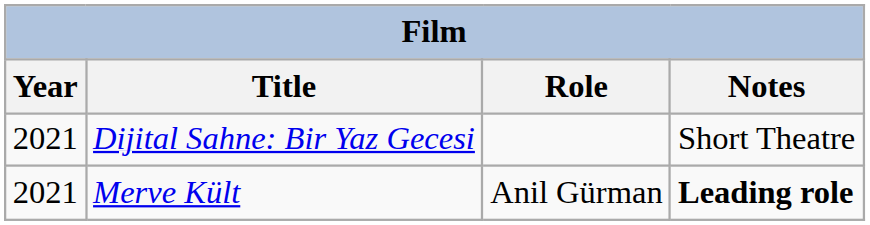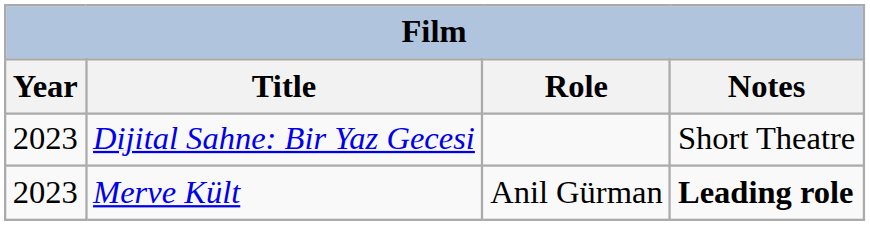(45, 139) 2021 -> (45, 139) 2023
(45, 192) 2021 -> (45, 192) 2023
